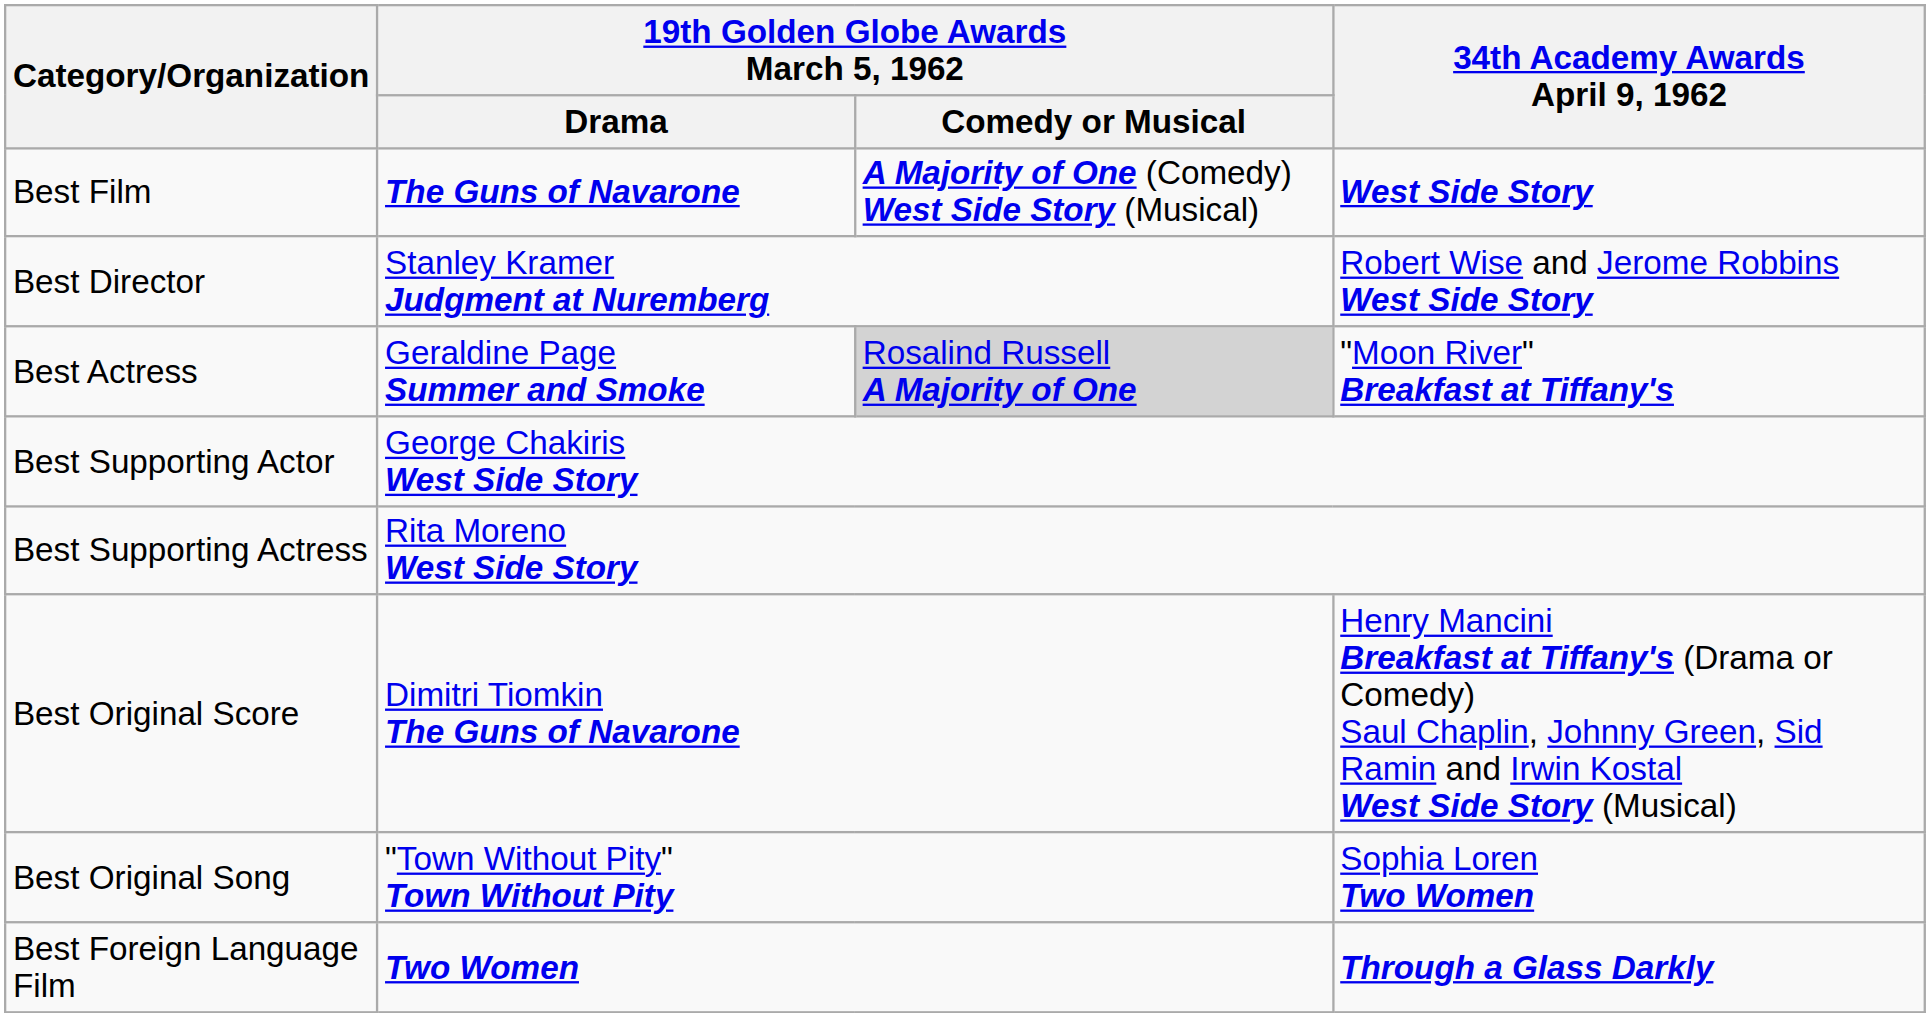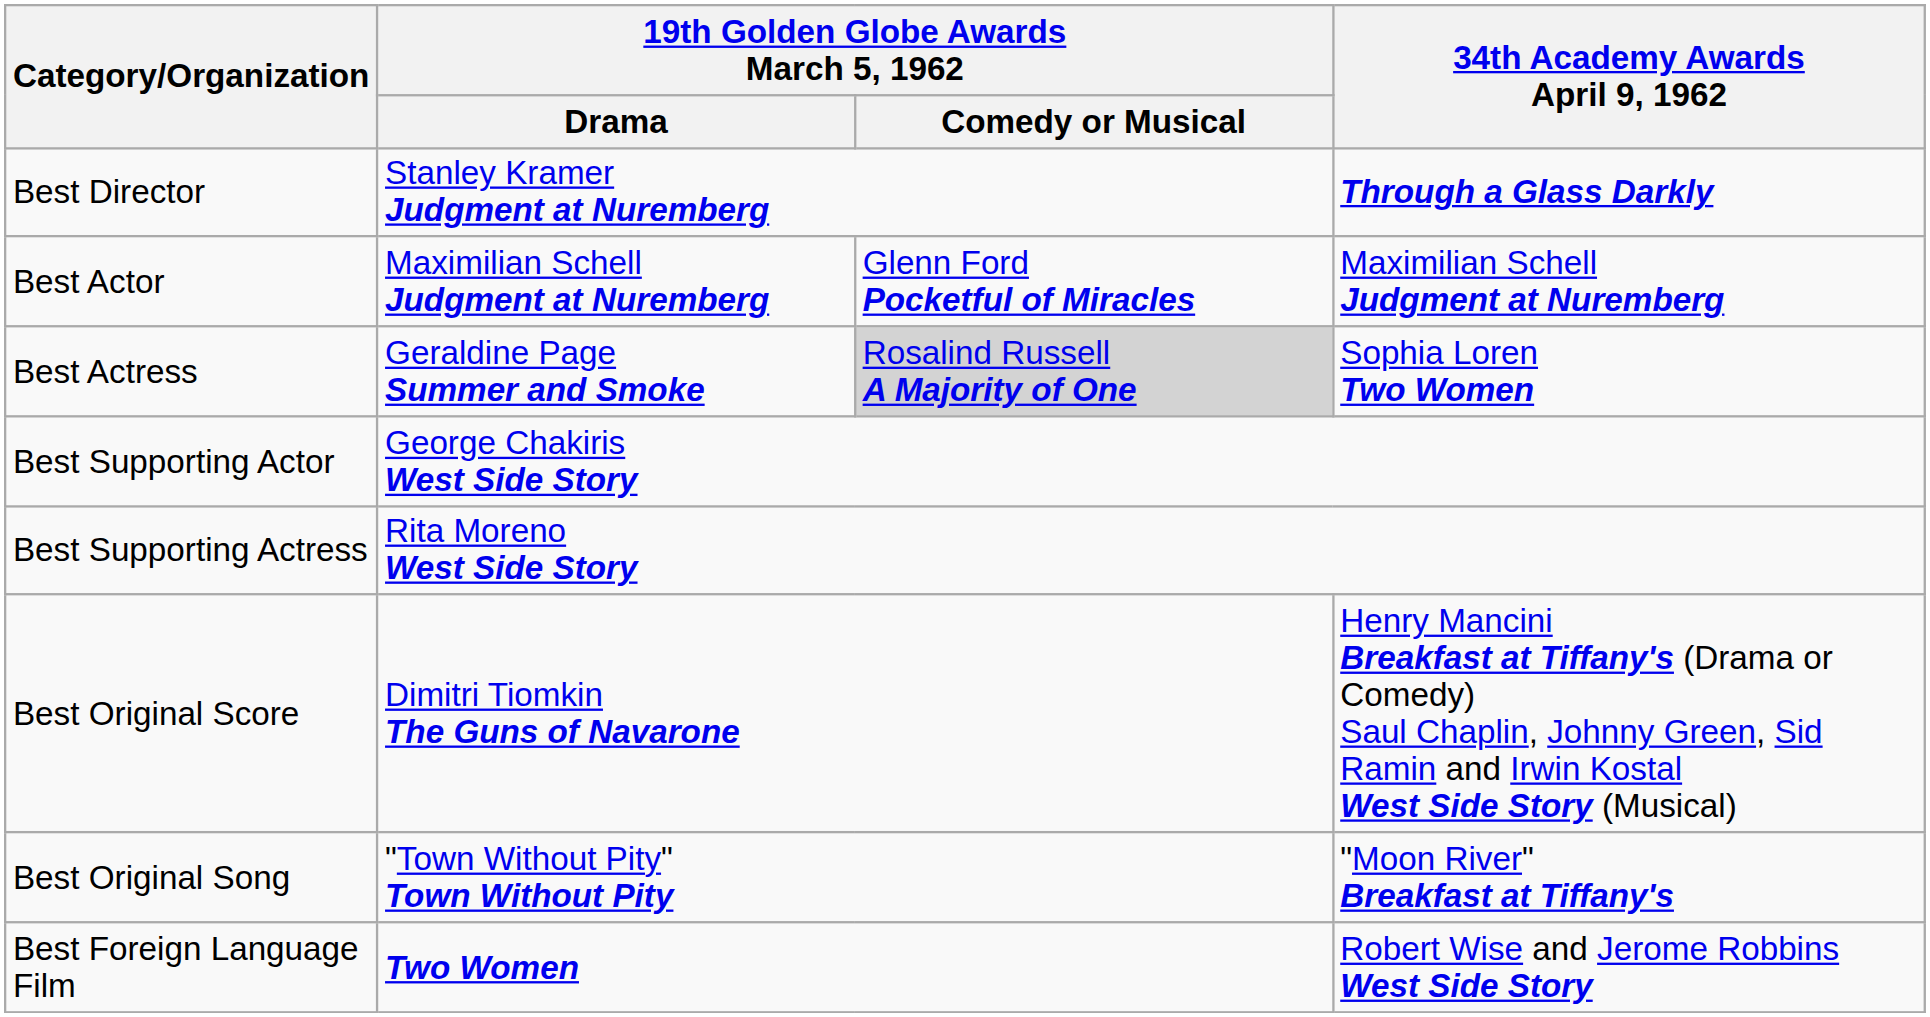- row: (82, 192)
(1590, 282) Robert Wise and Jerome Robbins West Side Story -> (1527, 192) Through a Glass Darkly
+ row: (89, 282)
(1507, 371) "Moon River" Breakfast at Tiffany's -> (1439, 371) Sophia Loren Two Women
(1439, 877) Sophia Loren Two Women -> (1507, 877) "Moon River" Breakfast at Tiffany's
(1527, 967) Through a Glass Darkly -> (1590, 967) Robert Wise and Jerome Robbins West Side Story
